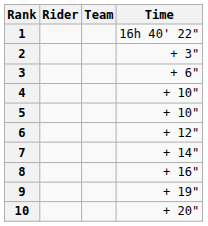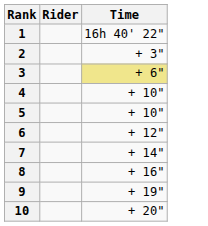- column: (99, 14)
(185, 73) no background -> (150, 73) khaki background
